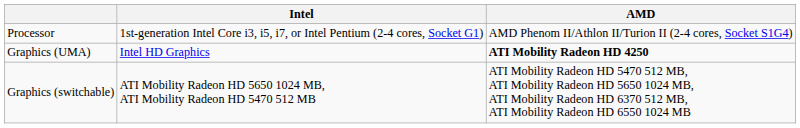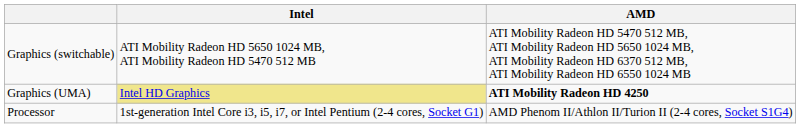rows swapped: (31, 33) <-> (61, 92)
(165, 52) no background -> (165, 93) khaki background
